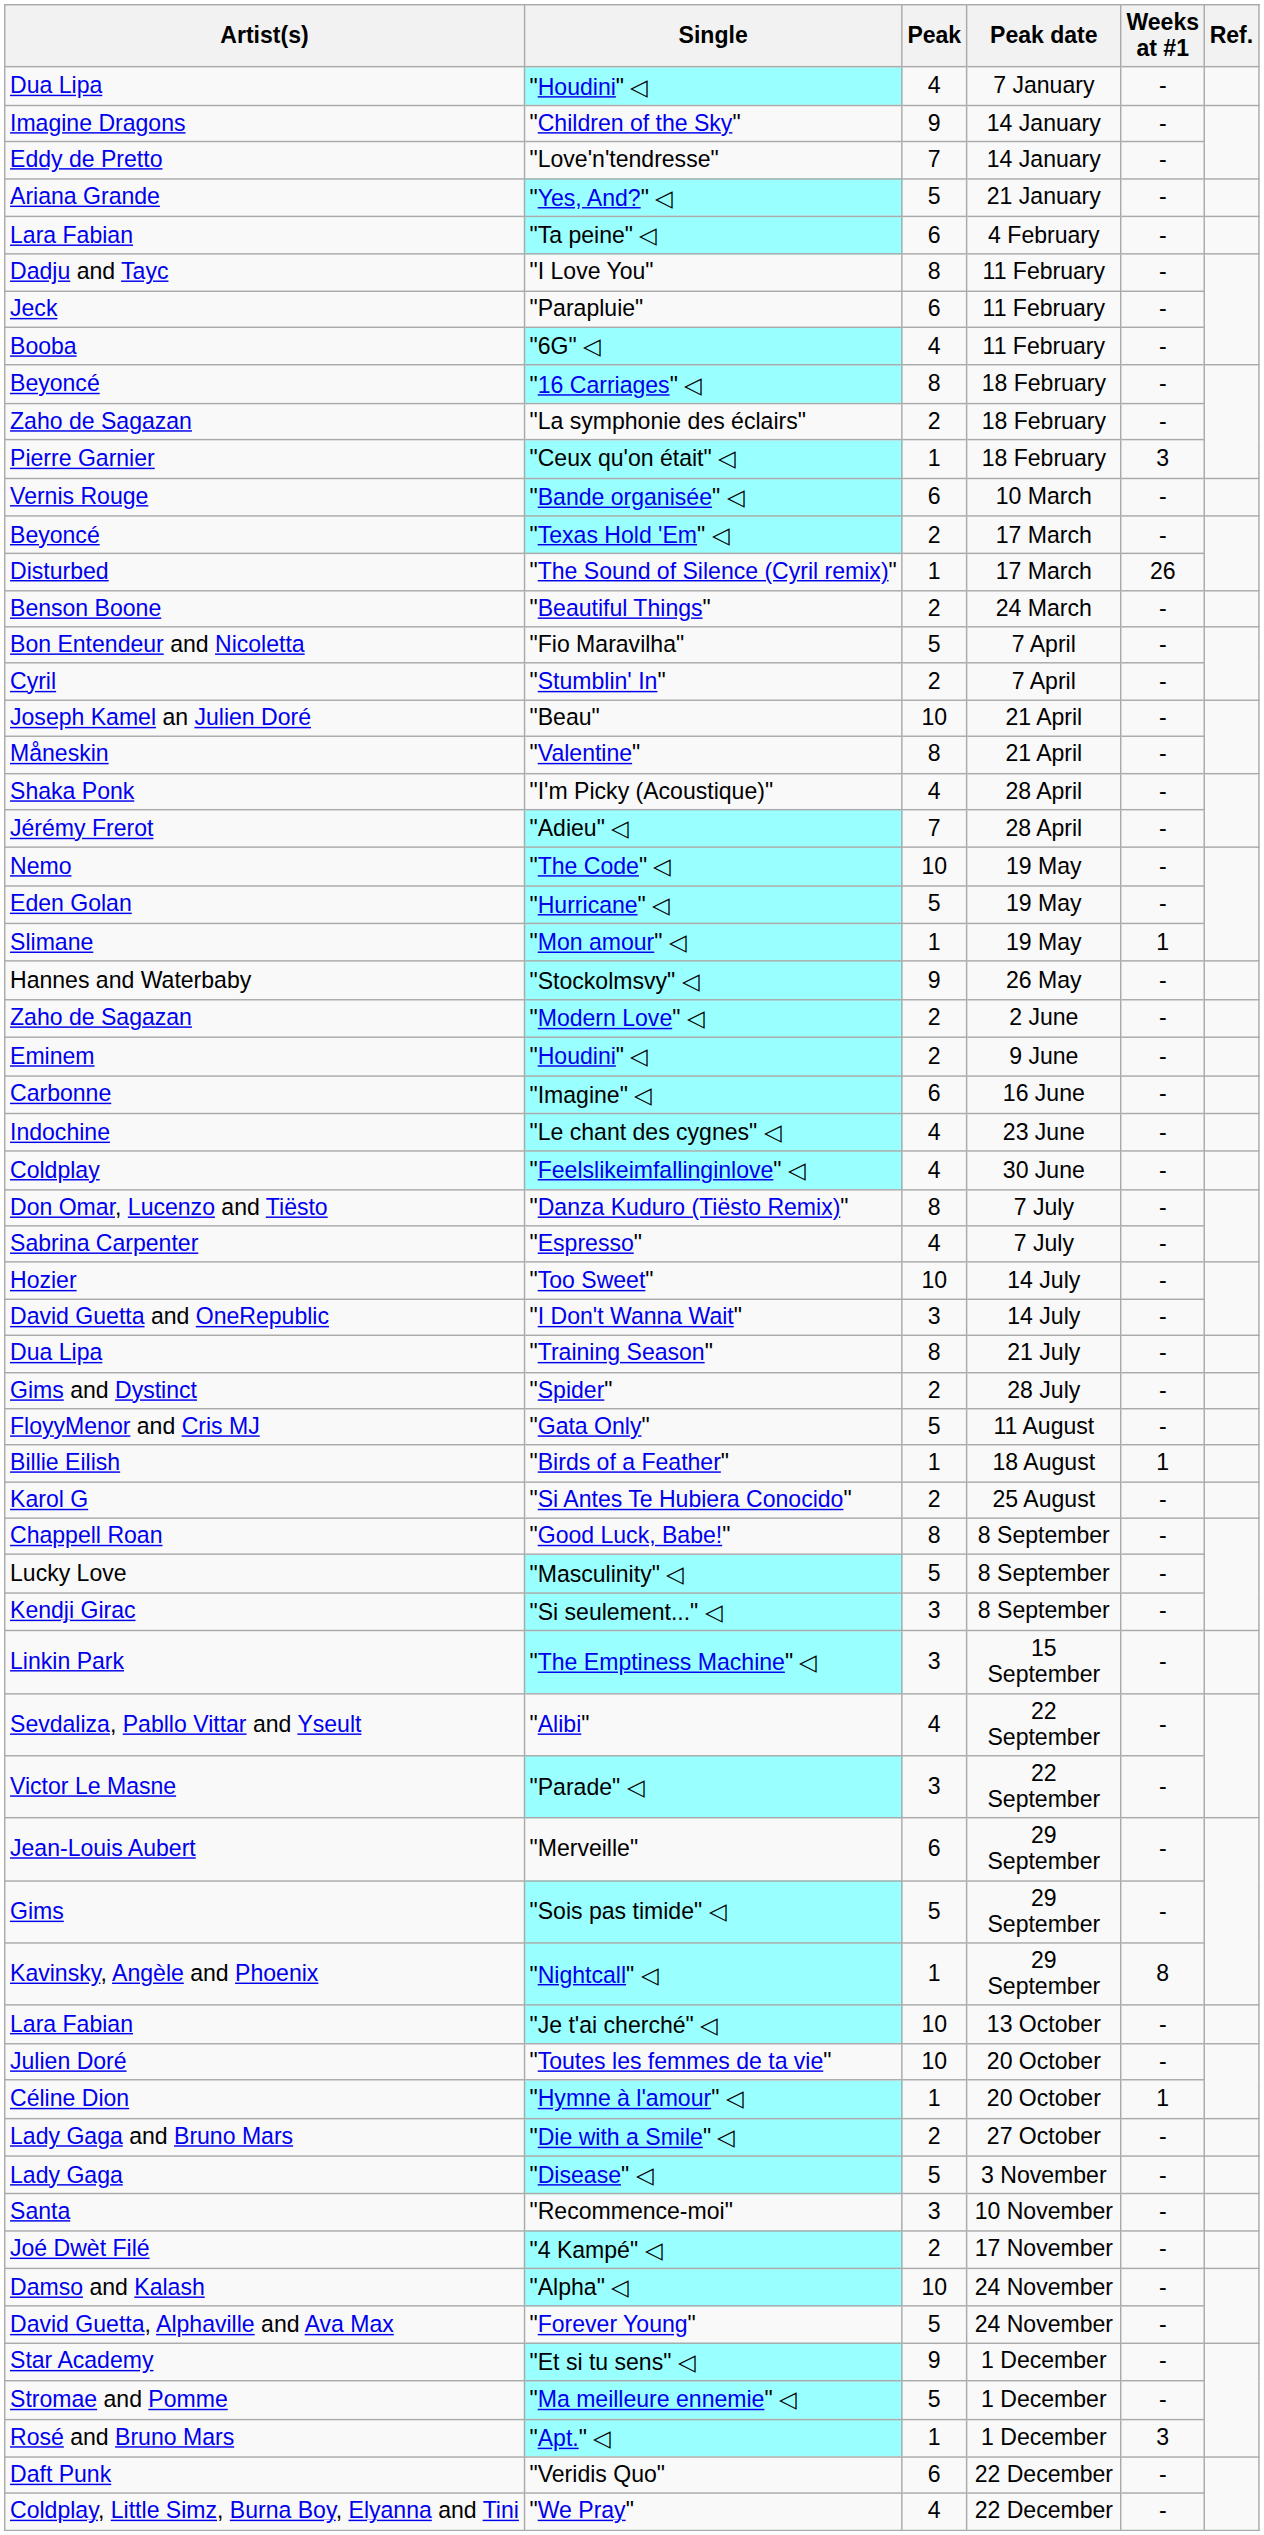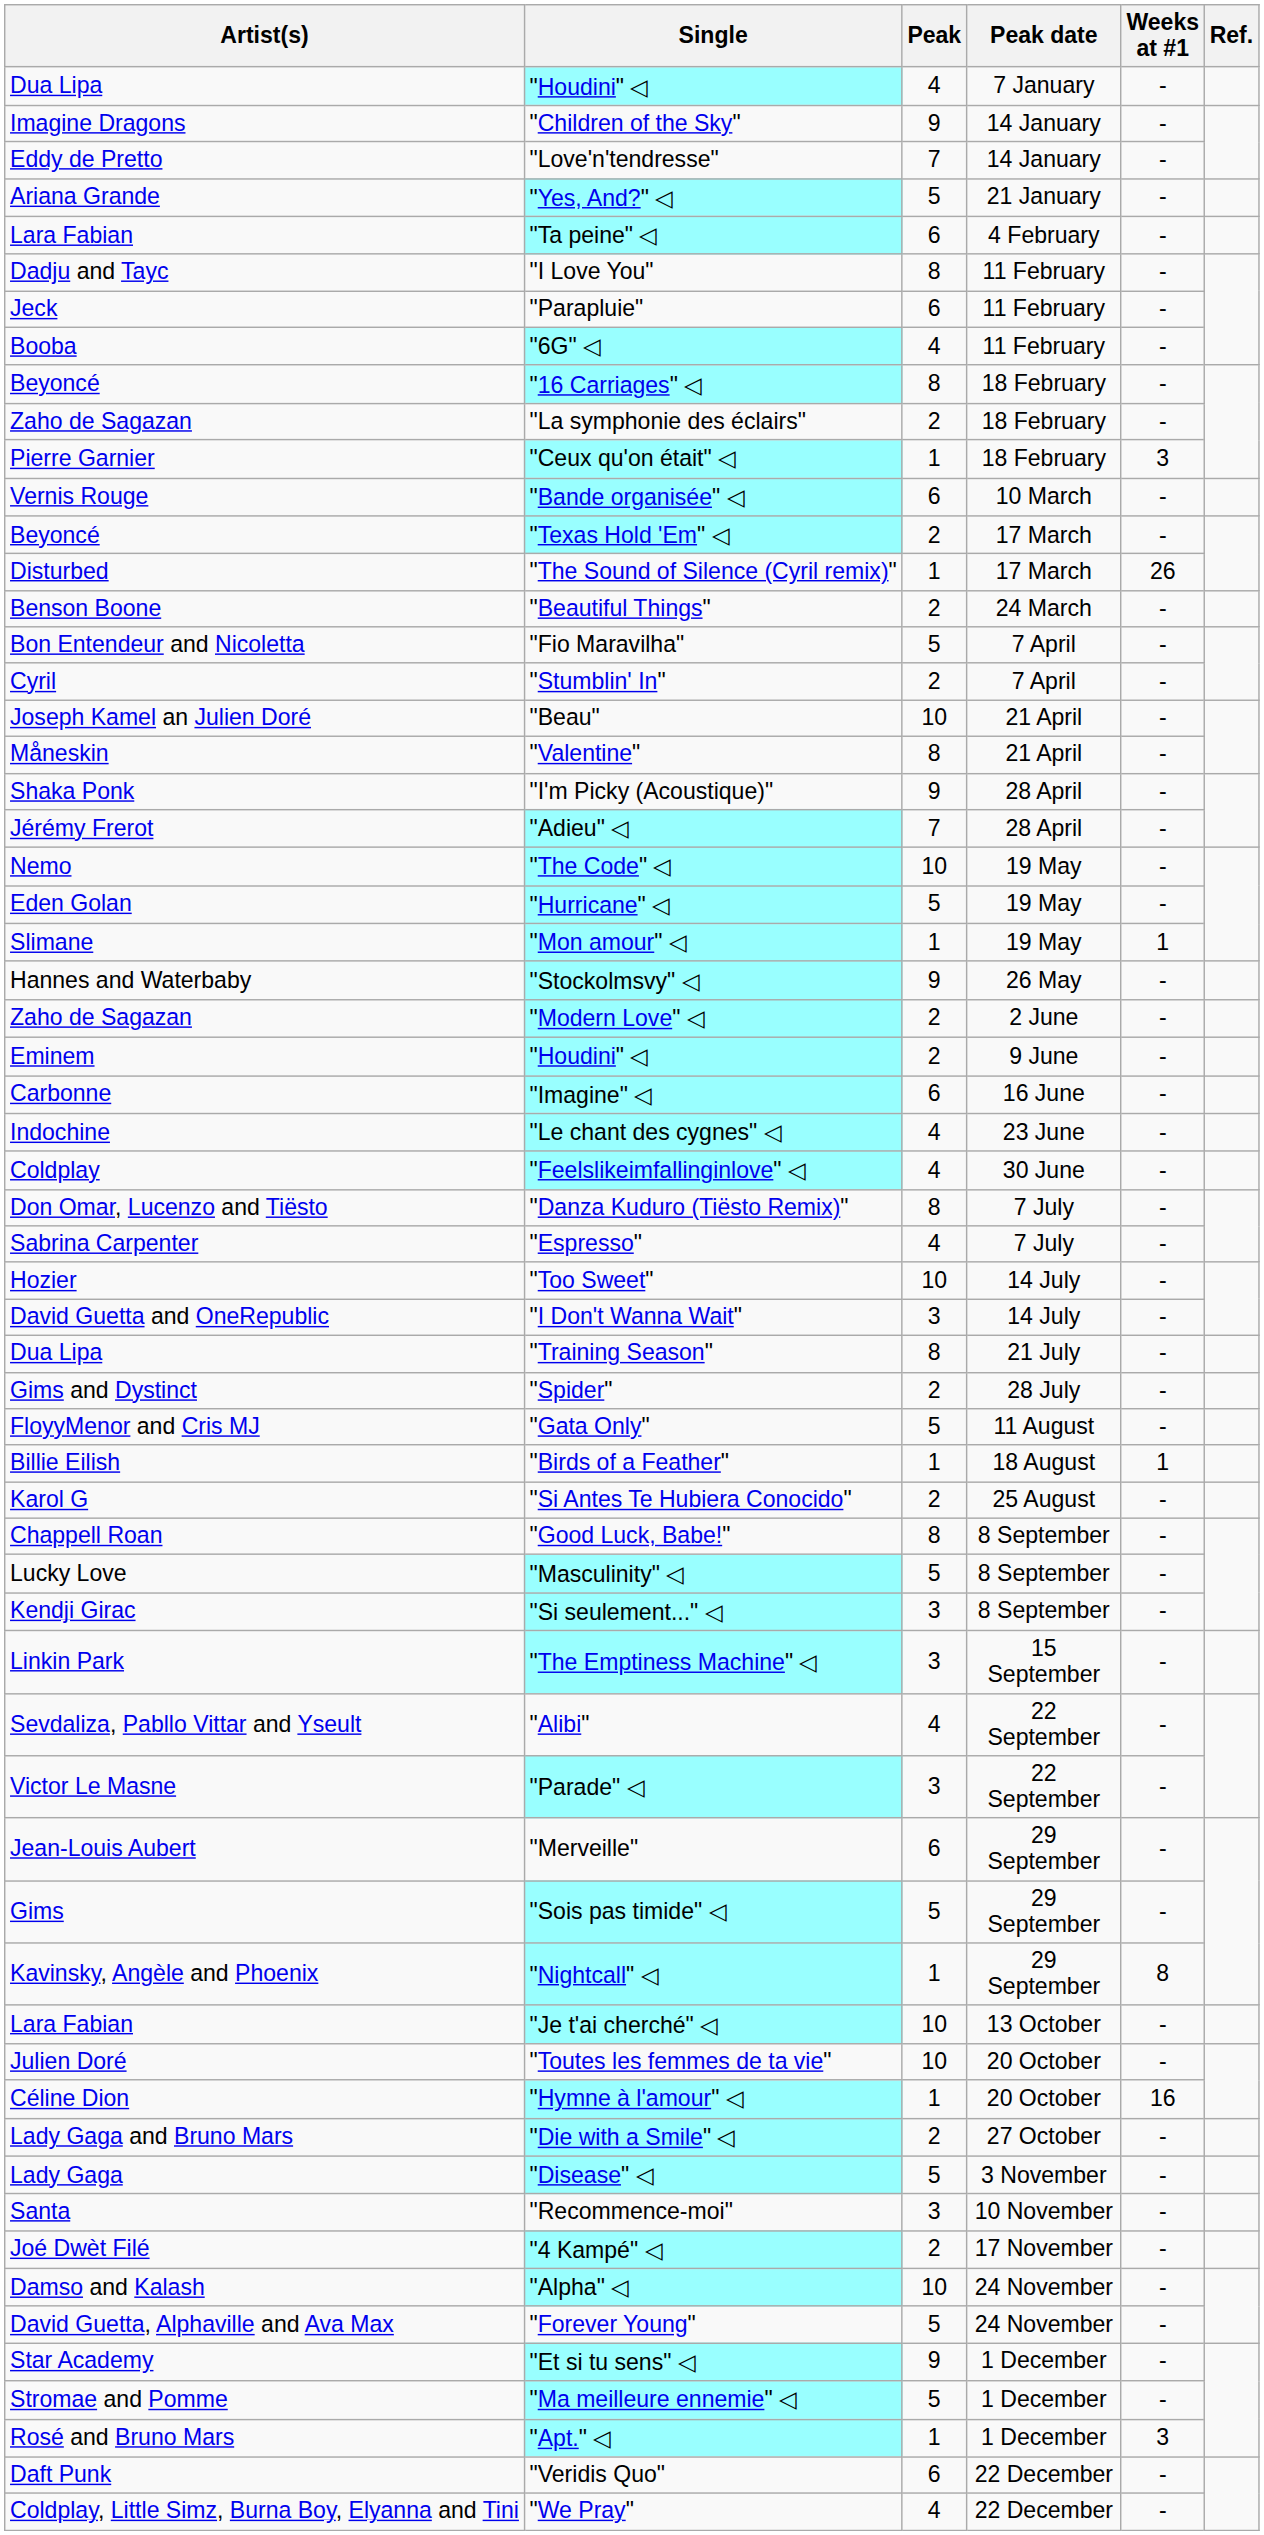(934, 791) 4 -> (934, 791) 9
(1163, 2098) 1 -> (1163, 2098) 16
